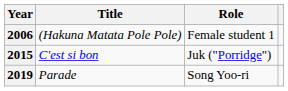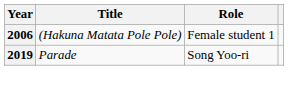- row: (20, 55)
